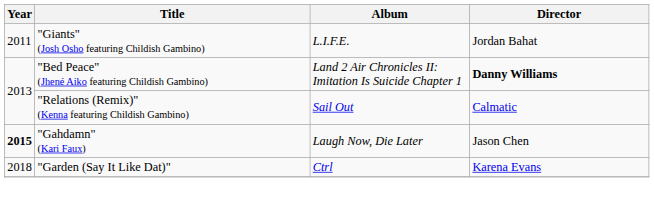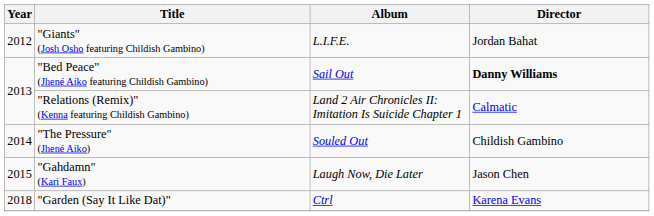(19, 40) 2011 -> (20, 40) 2012
(387, 74) Land 2 Air Chronicles II: Imitation Is Suicide Chapter 1 -> (333, 74) Sail Out
(333, 107) Sail Out -> (387, 107) Land 2 Air Chronicles II: Imitation Is Suicide Chapter 1
+ row: (75, 140)
(20, 140) bold -> (20, 174) normal
